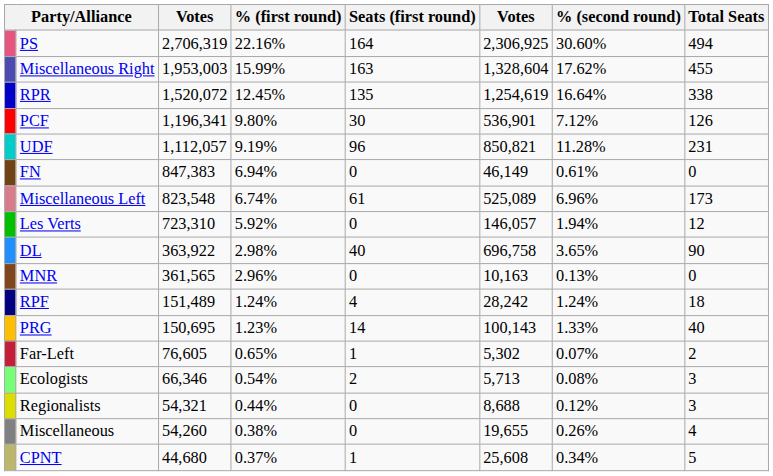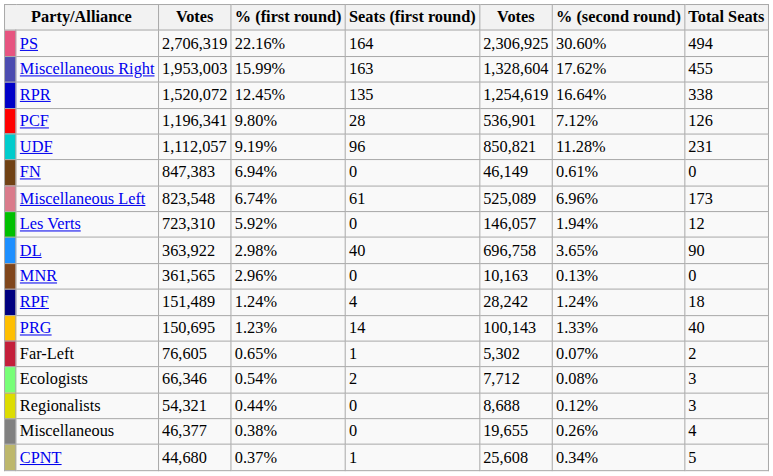(357, 120) 30 -> (357, 120) 28
(502, 379) 5,713 -> (502, 379) 7,712
(184, 431) 54,260 -> (184, 431) 46,377
